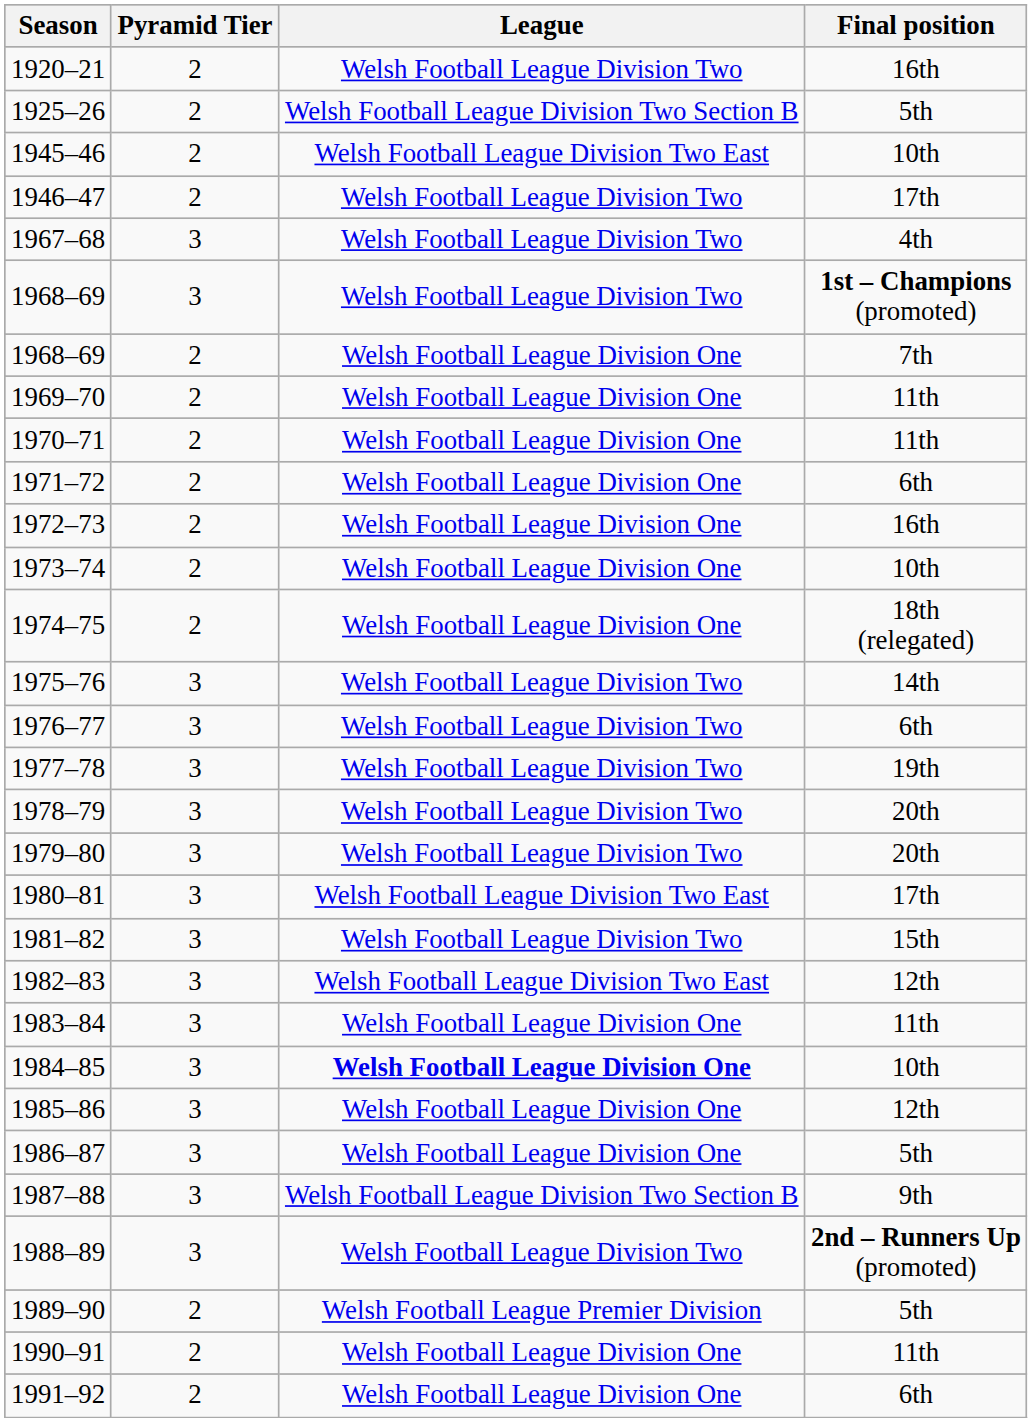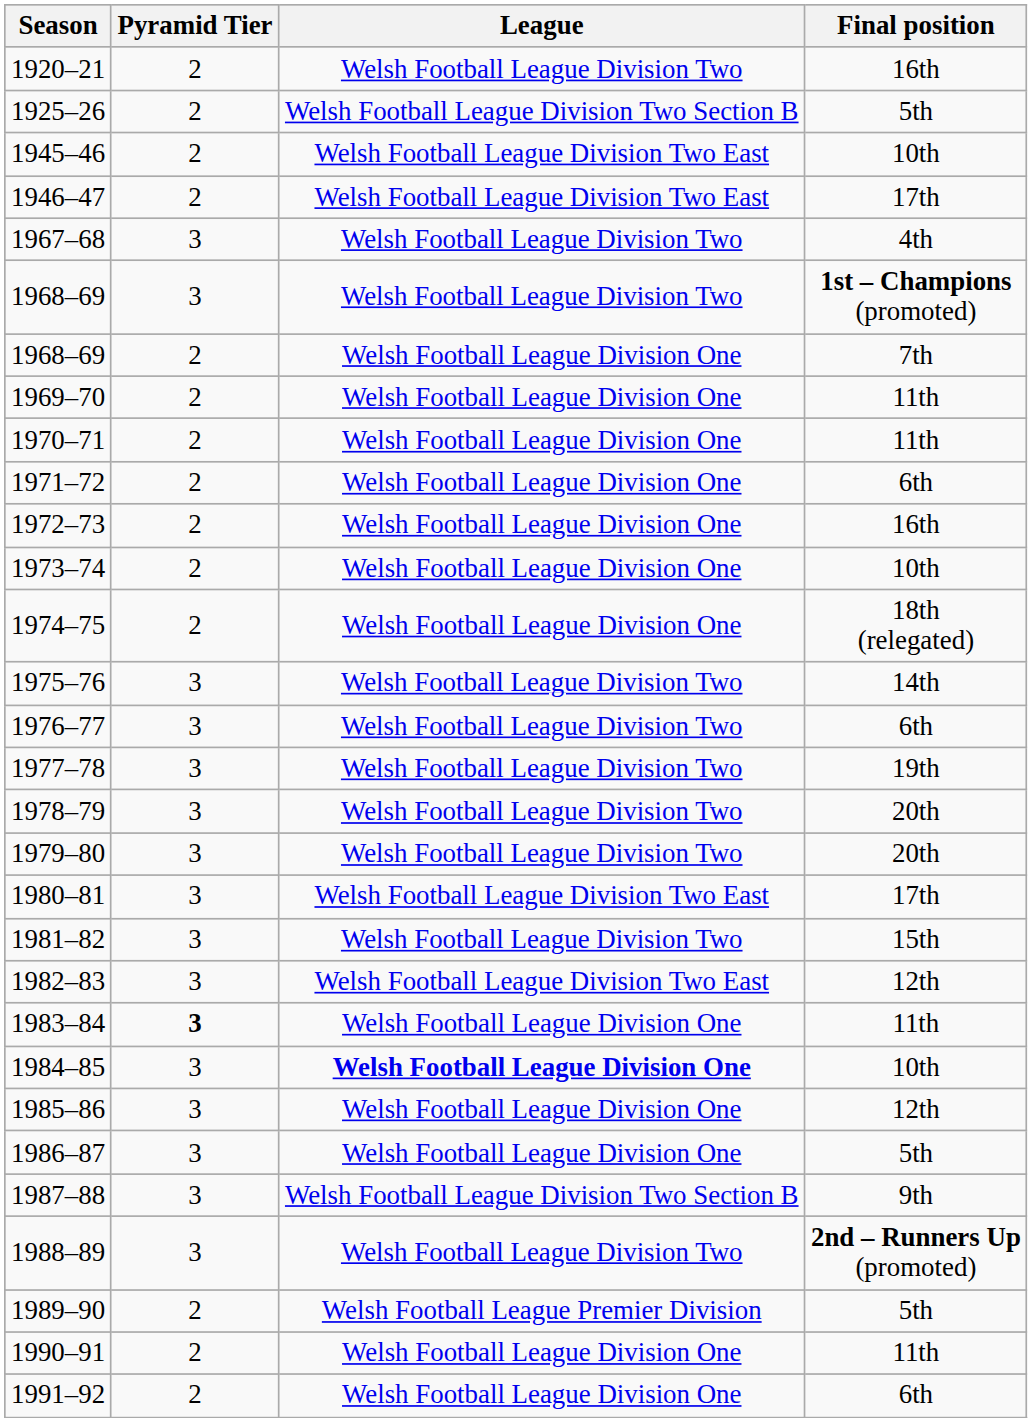(542, 196) Welsh Football League Division Two -> (542, 196) Welsh Football League Division Two East
(195, 1024) normal -> (195, 1024) bold
